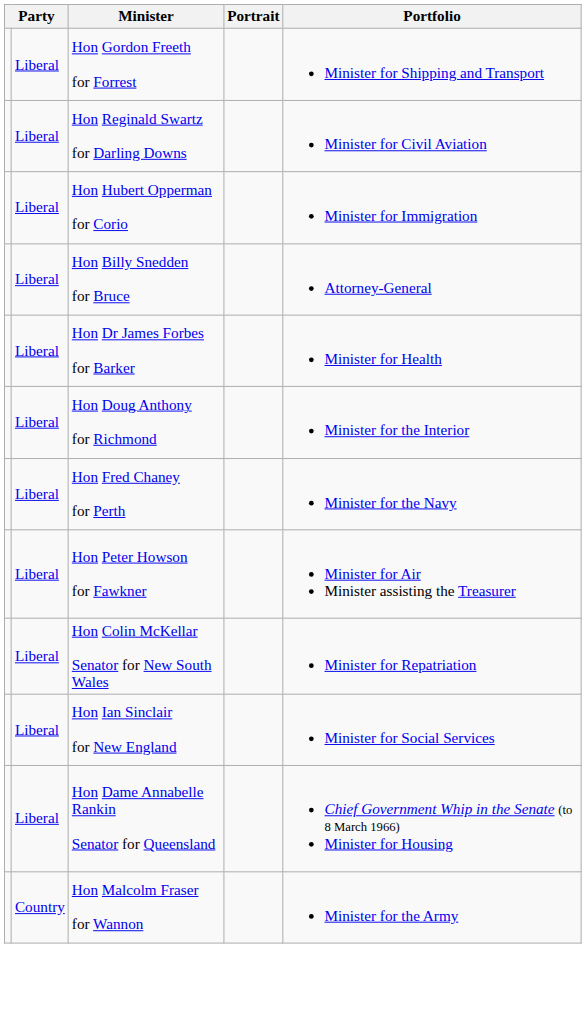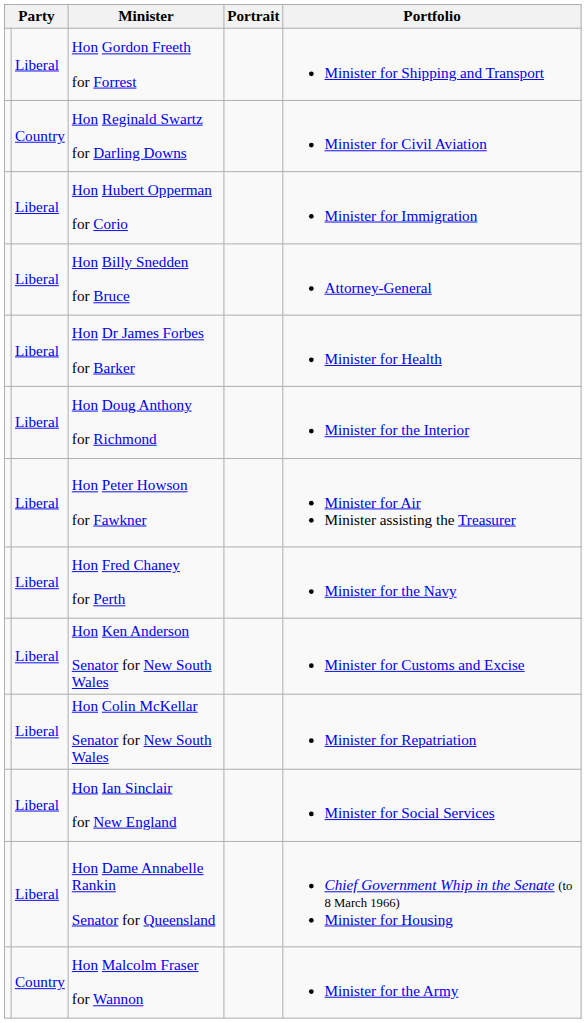(37, 136) Liberal -> (40, 136) Country
rows swapped: (126, 494) <-> (130, 574)
+ row: (142, 656)
